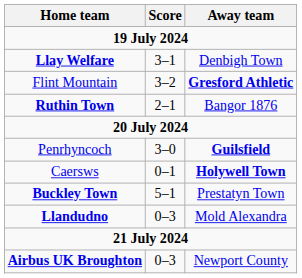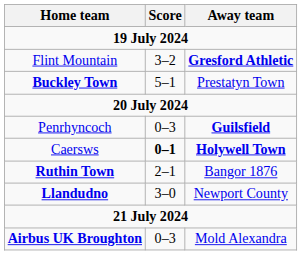- row: (75, 60)
rows swapped: (75, 104) <-> (75, 194)
(165, 149) 3–0 -> (165, 127) 0–3
(165, 171) normal -> (165, 149) bold
(165, 216) 0–3 -> (165, 194) 3–0
(241, 216) Mold Alexandra -> (241, 194) Newport County
(241, 261) Newport County -> (241, 238) Mold Alexandra
